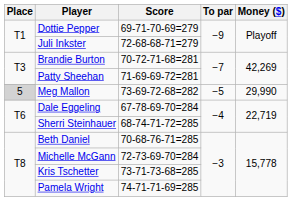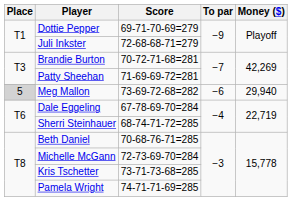(218, 92) −5 -> (218, 92) −6
(261, 92) 29,990 -> (261, 92) 29,940
